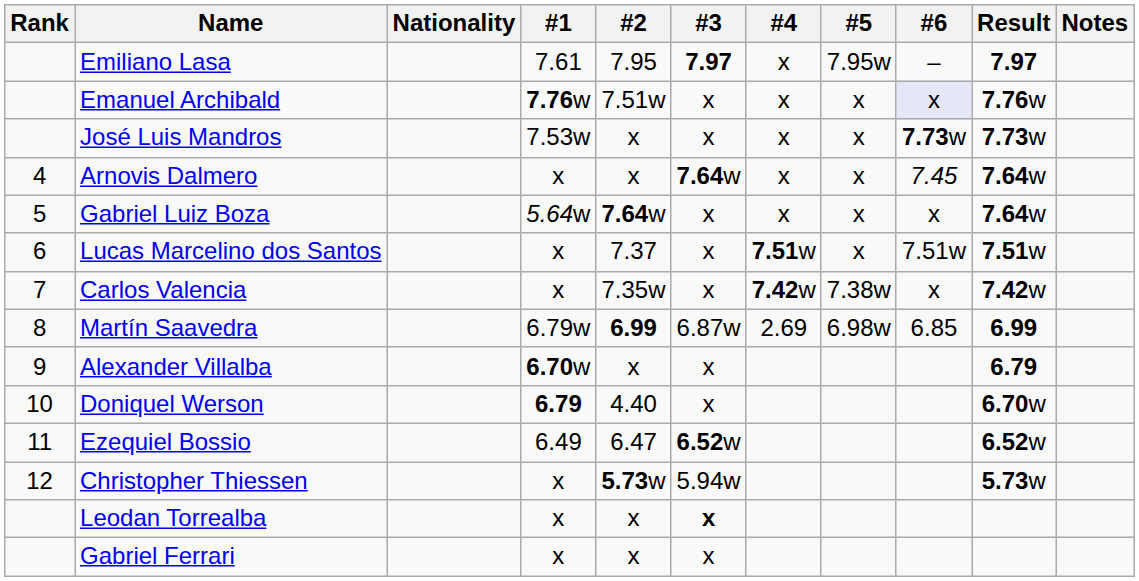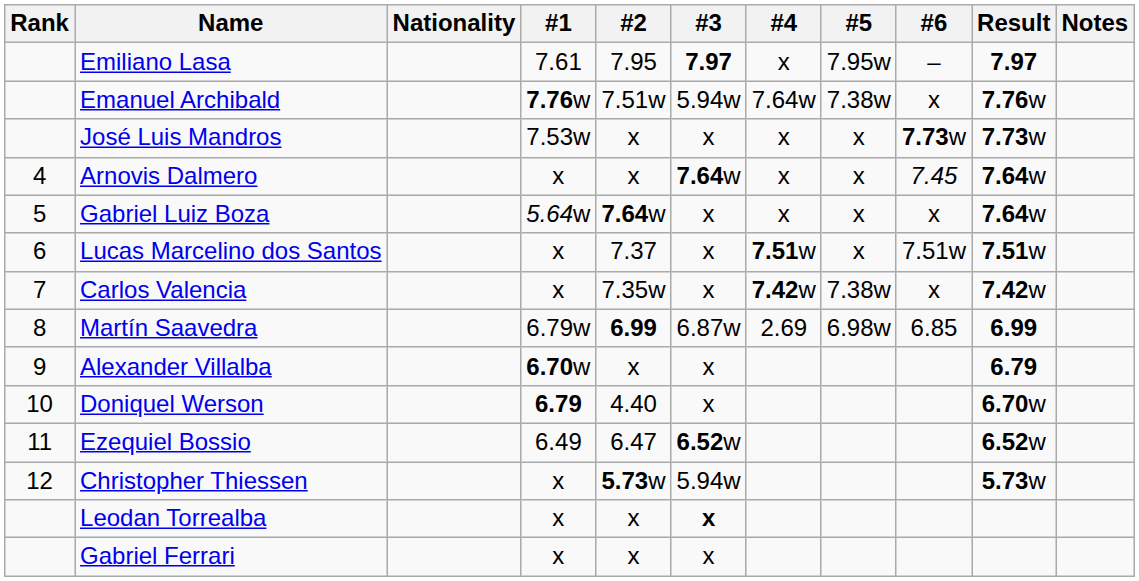(709, 99) x -> (709, 99) 5.94w
(784, 99) x -> (784, 99) 7.64w
(859, 99) x -> (859, 99) 7.38w
(934, 99) lavender background -> (934, 99) no background
